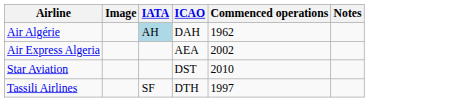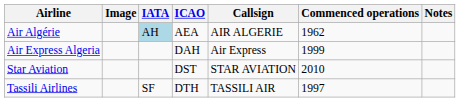+ column: (253, 13)
(187, 32) DAH -> (187, 32) AEA
(187, 50) AEA -> (187, 50) DAH
(222, 50) 2002 -> (313, 50) 1999
